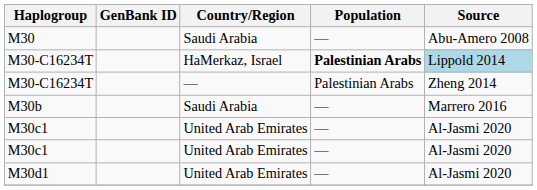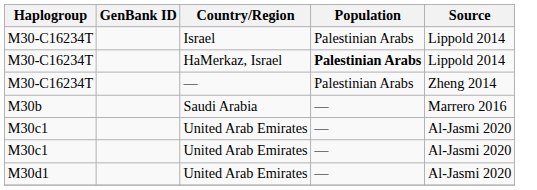- row: (21, 38)
+ row: (50, 38)
(467, 60) lightblue background -> (467, 60) no background
